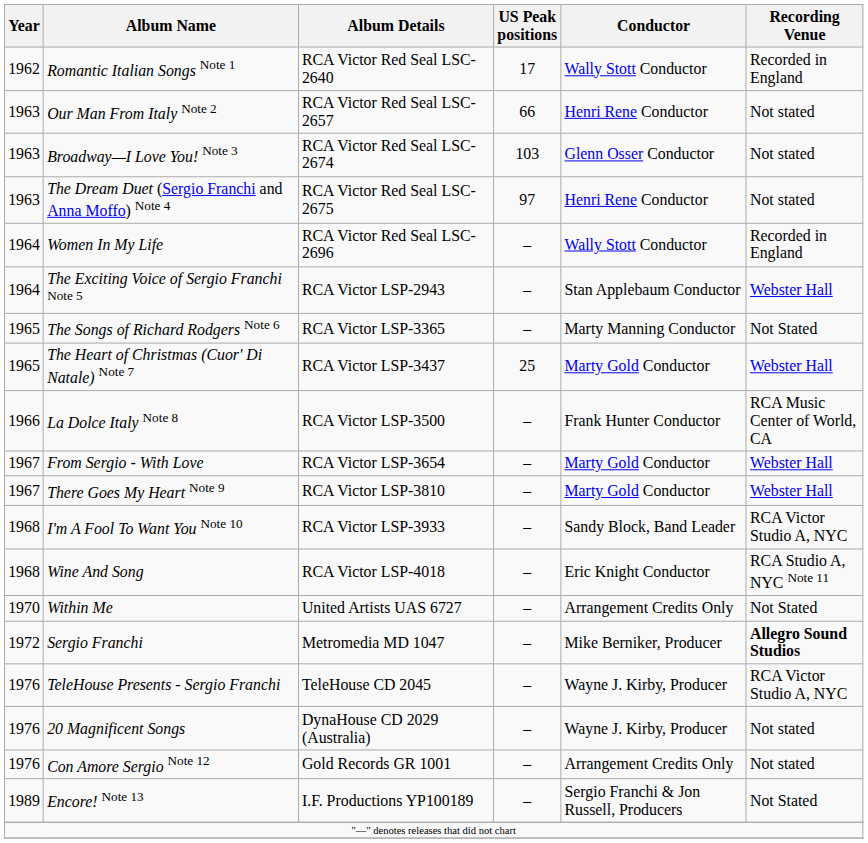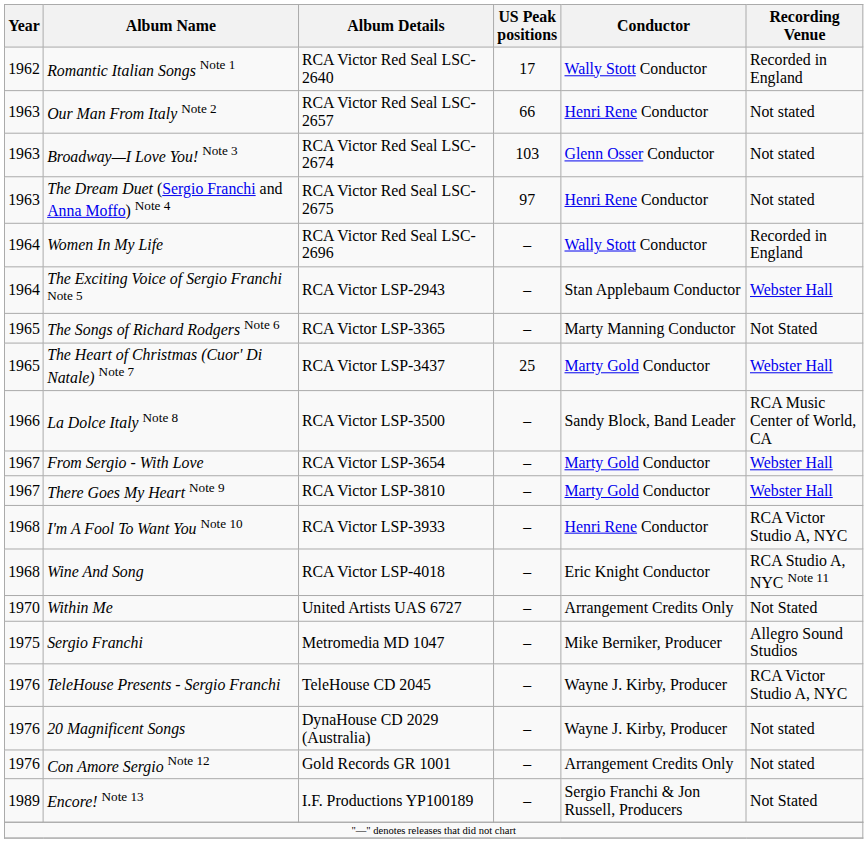(642, 420) Frank Hunter Conductor -> (650, 420) Sandy Block, Band Leader
(650, 527) Sandy Block, Band Leader -> (636, 527) Henri Rene Conductor
(24, 642) 1972 -> (24, 642) 1975
(798, 642) bold -> (796, 642) normal
